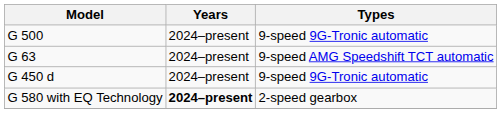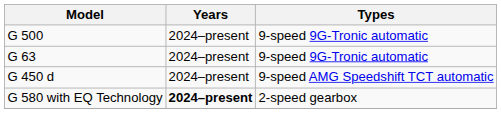(376, 56) 9-speed AMG Speedshift TCT automatic -> (343, 56) 9-speed 9G-Tronic automatic
(343, 77) 9-speed 9G-Tronic automatic -> (376, 77) 9-speed AMG Speedshift TCT automatic
